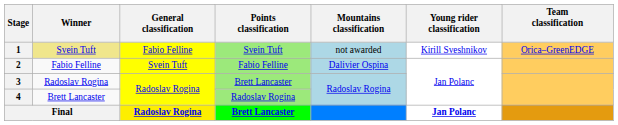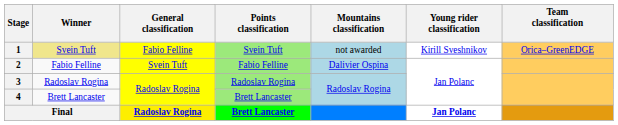(263, 81) Brett Lancaster -> (263, 81) Radoslav Rogina
(263, 97) Radoslav Rogina -> (263, 97) Brett Lancaster
